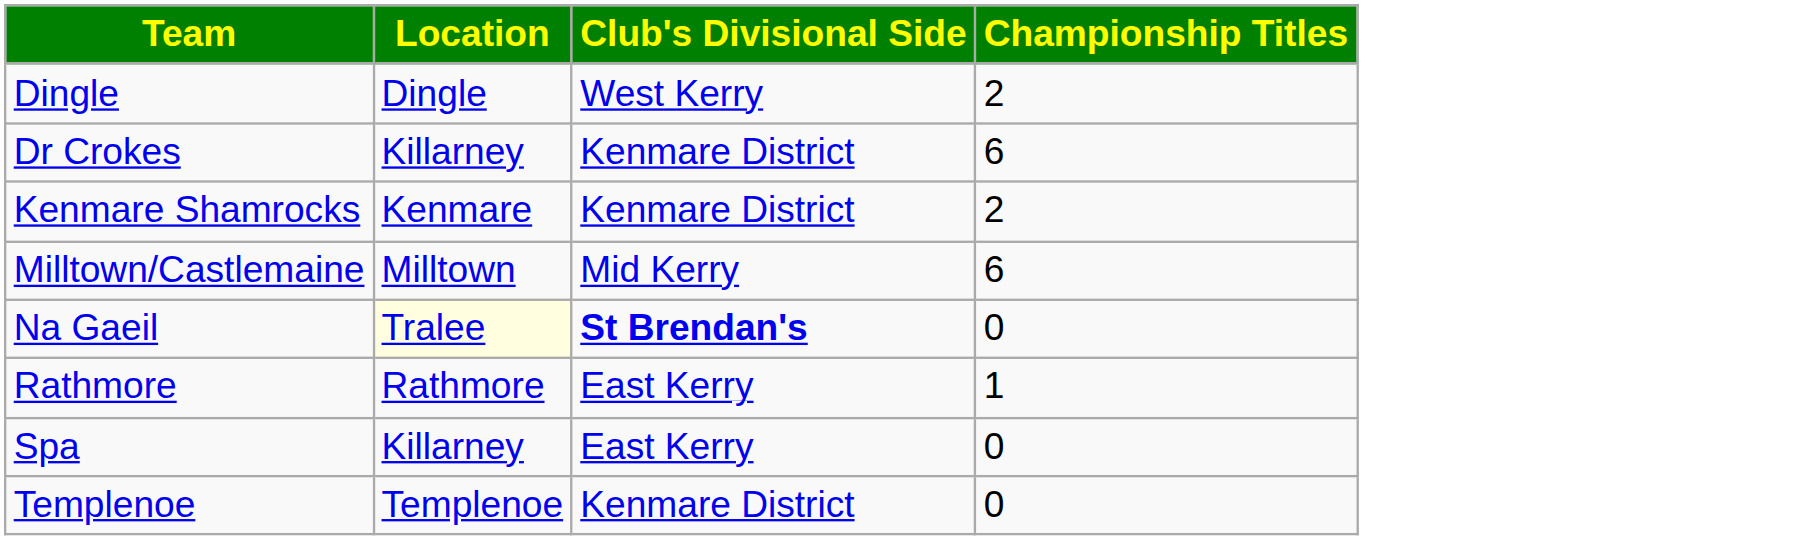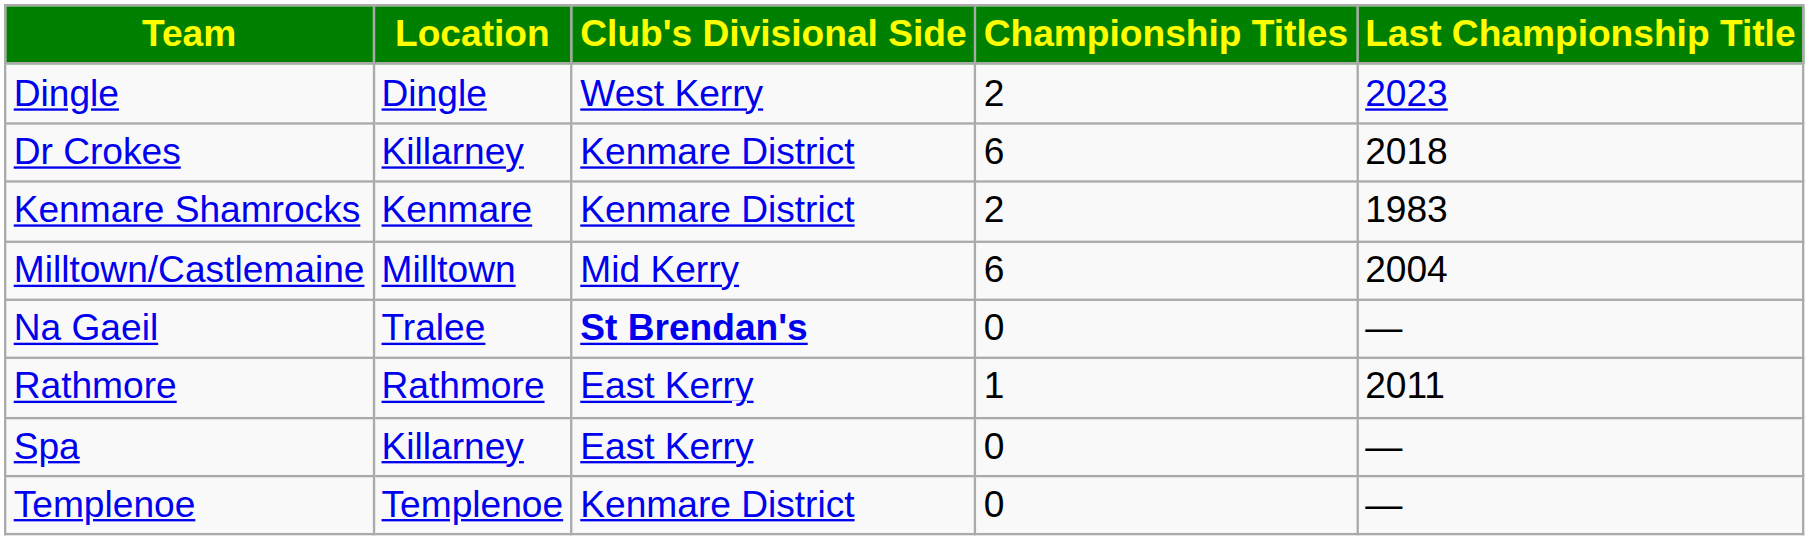+ column: (1580, 33)
(433, 328) lightyellow background -> (433, 328) no background
